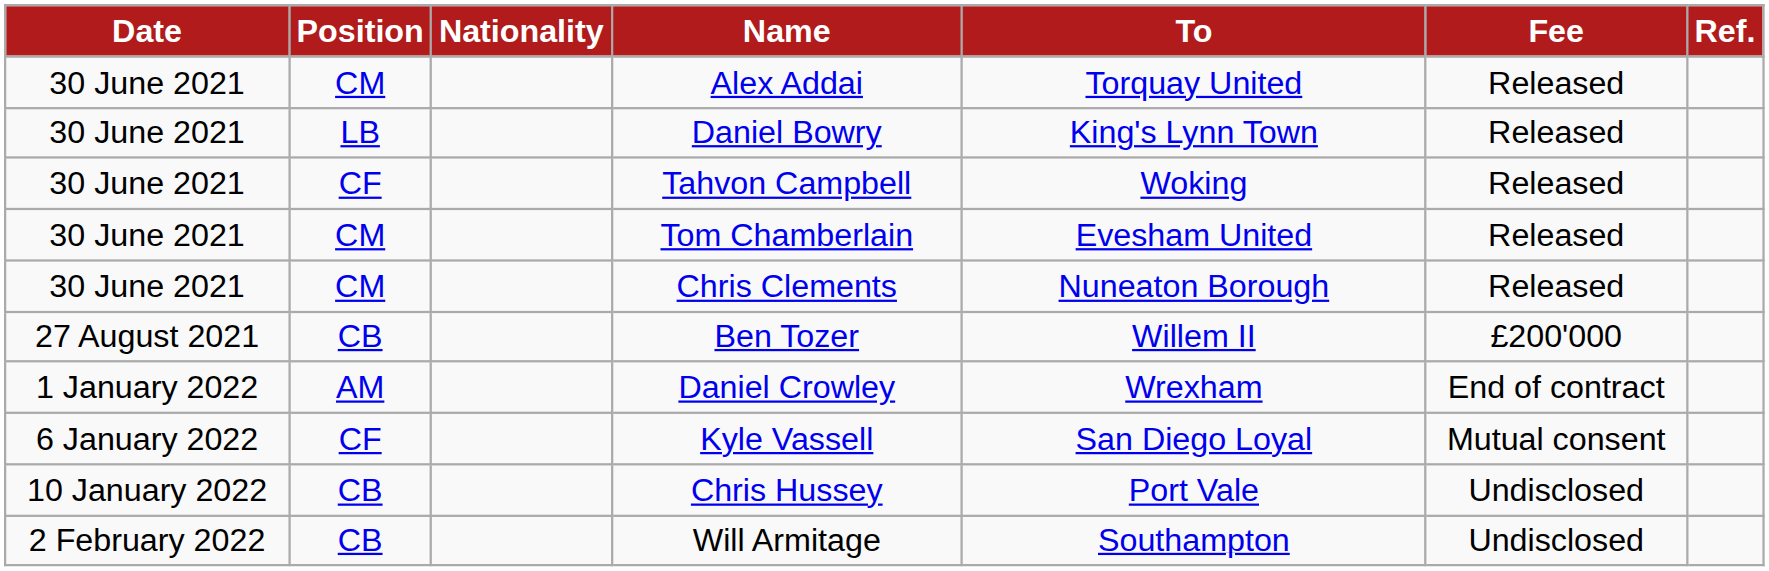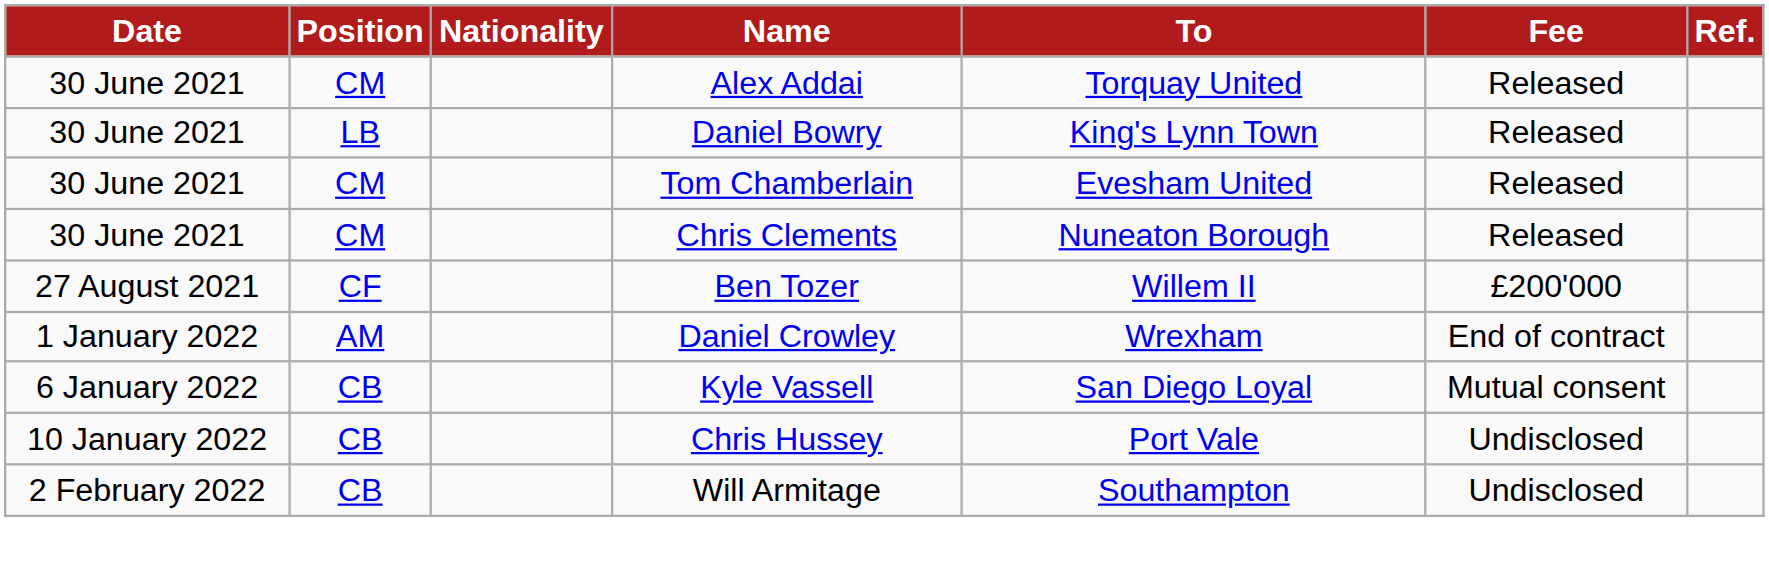- row: (787, 184)
(360, 337) CB -> (360, 286) CF
(360, 439) CF -> (360, 388) CB
